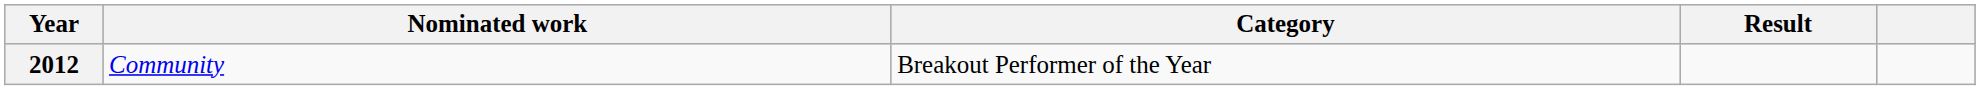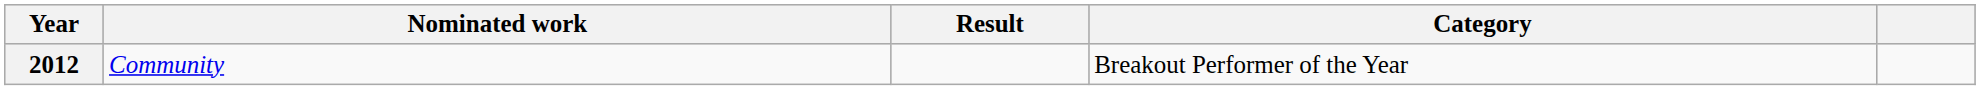columns swapped: (1285, 24) <-> (1778, 24)
